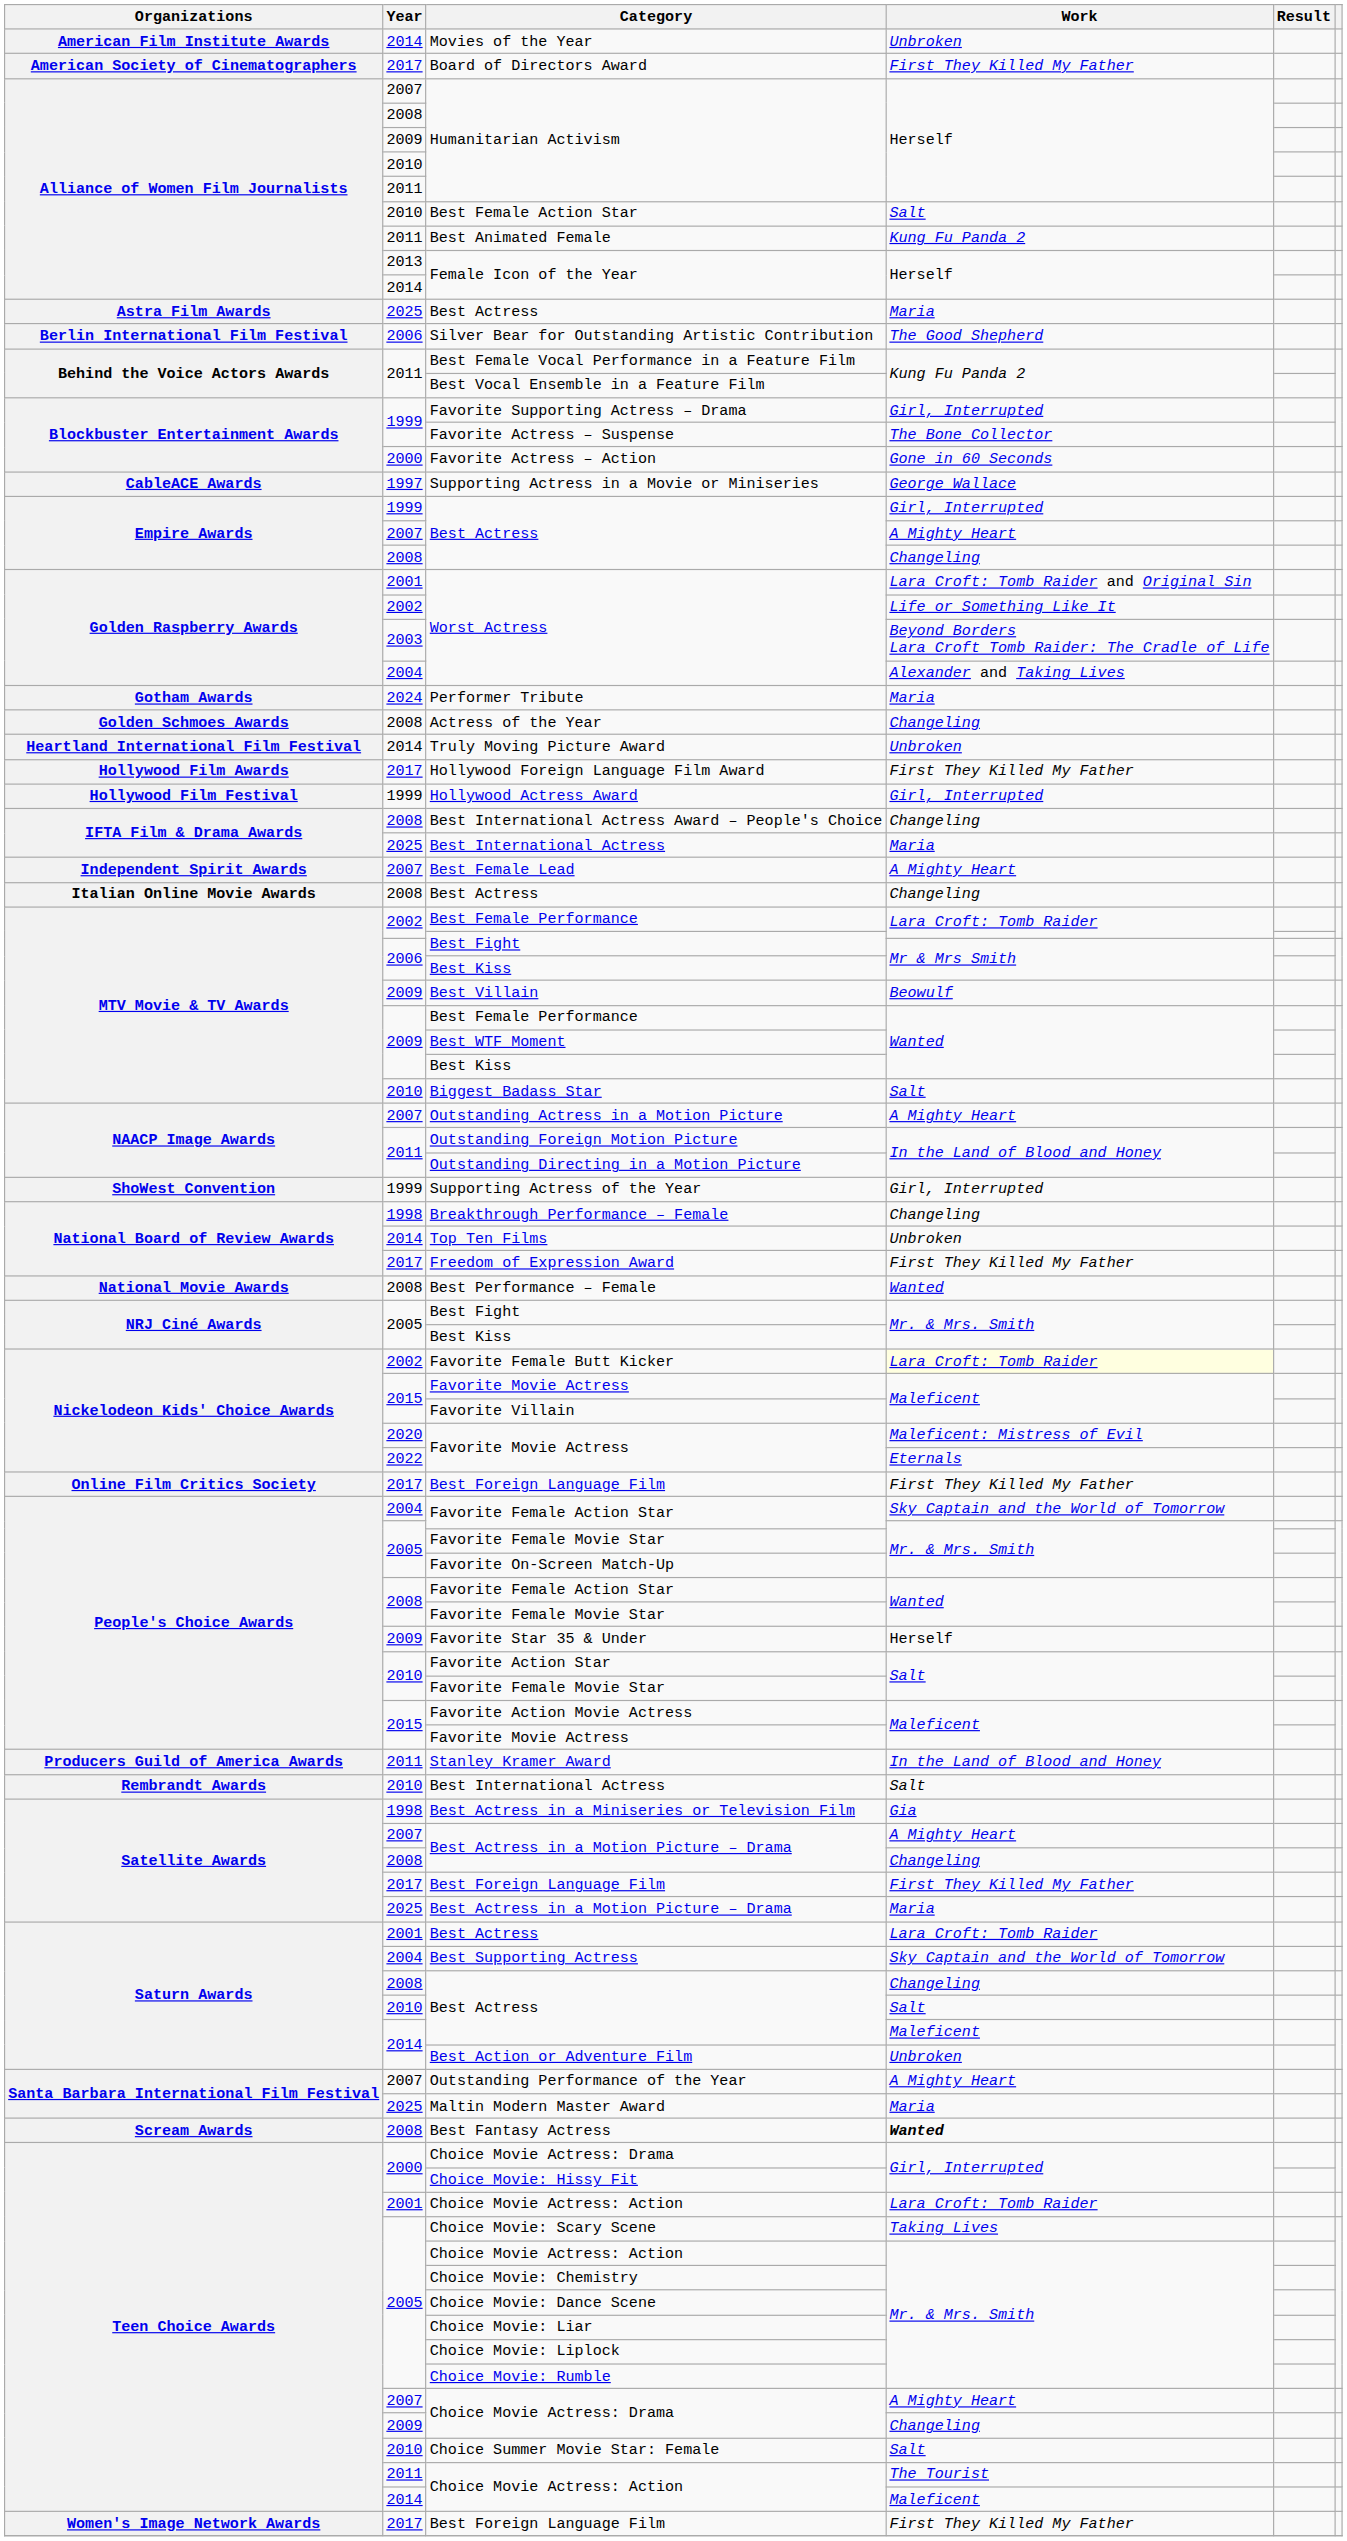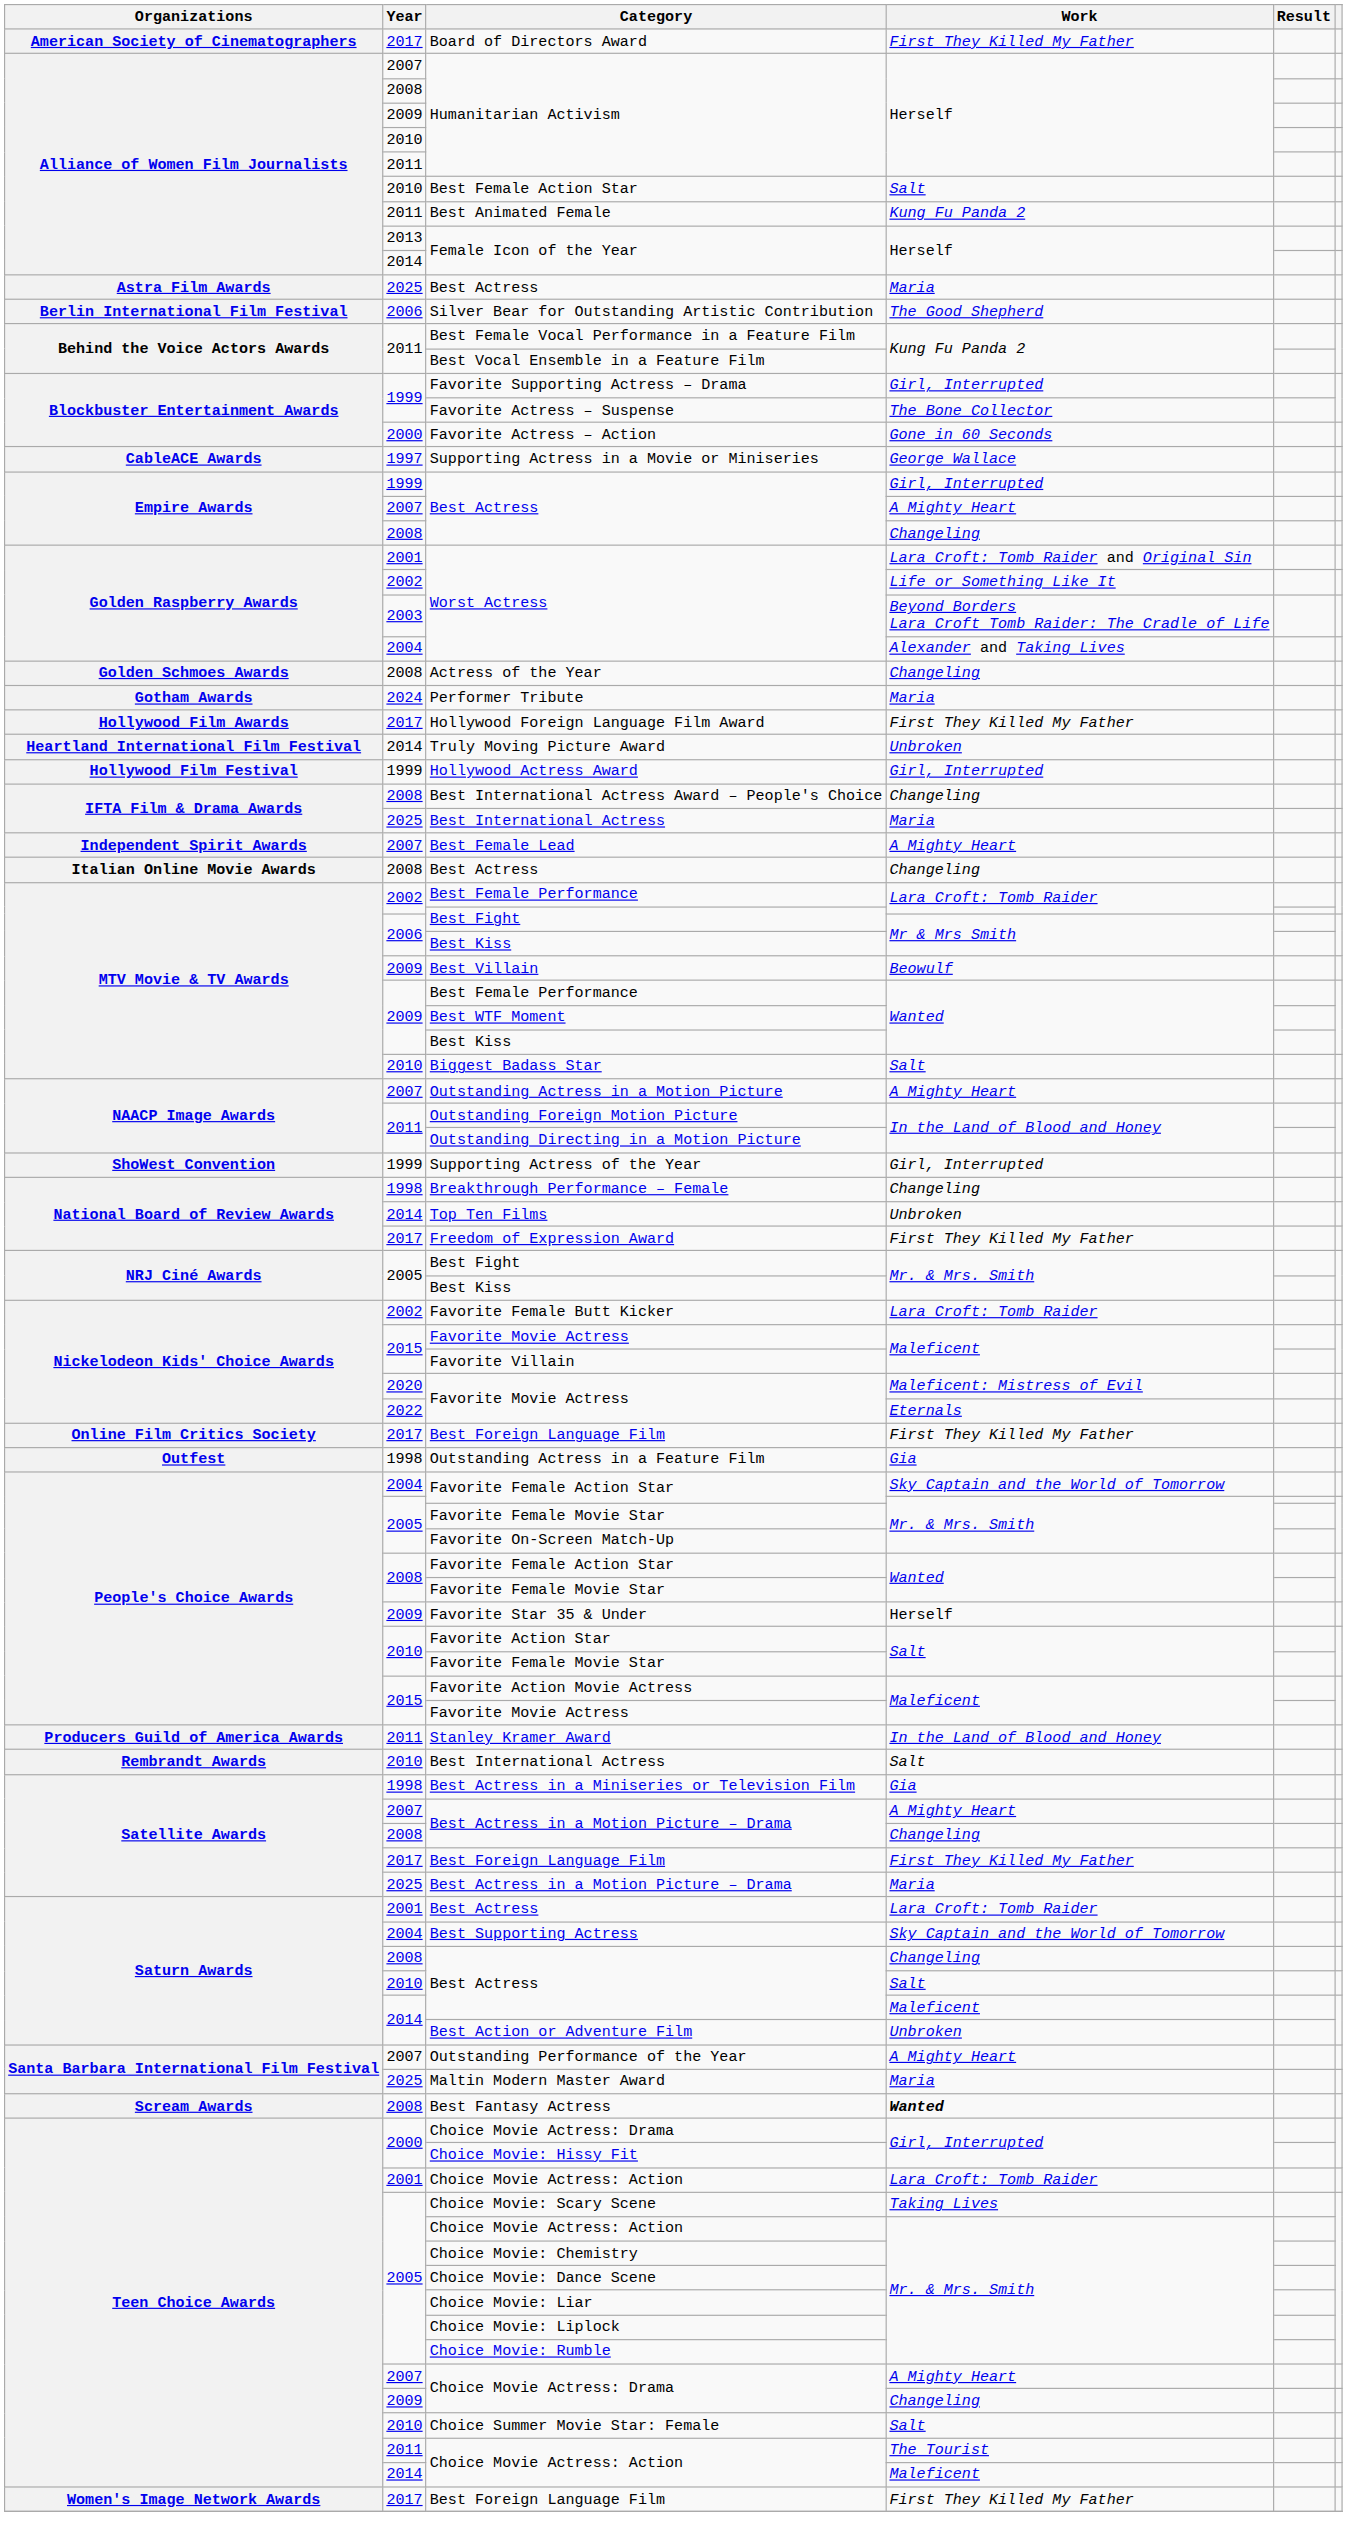- row: (404, 41)
rows swapped: (404, 722) <-> (404, 698)
rows swapped: (404, 747) <-> (404, 772)
- row: (404, 1288)
(994, 1361) lightyellow background -> (994, 1312) no background
+ row: (404, 1460)
